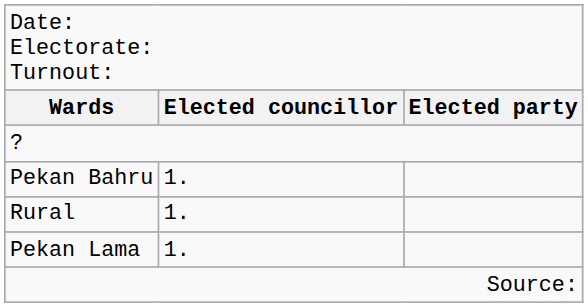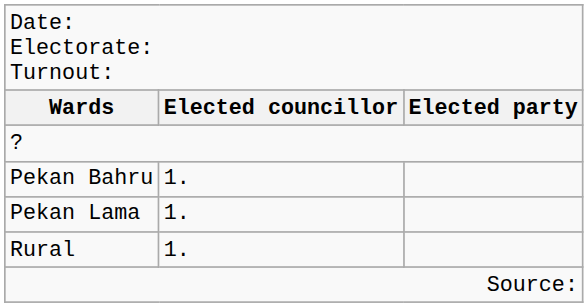rows swapped: (75, 250) <-> (43, 214)
